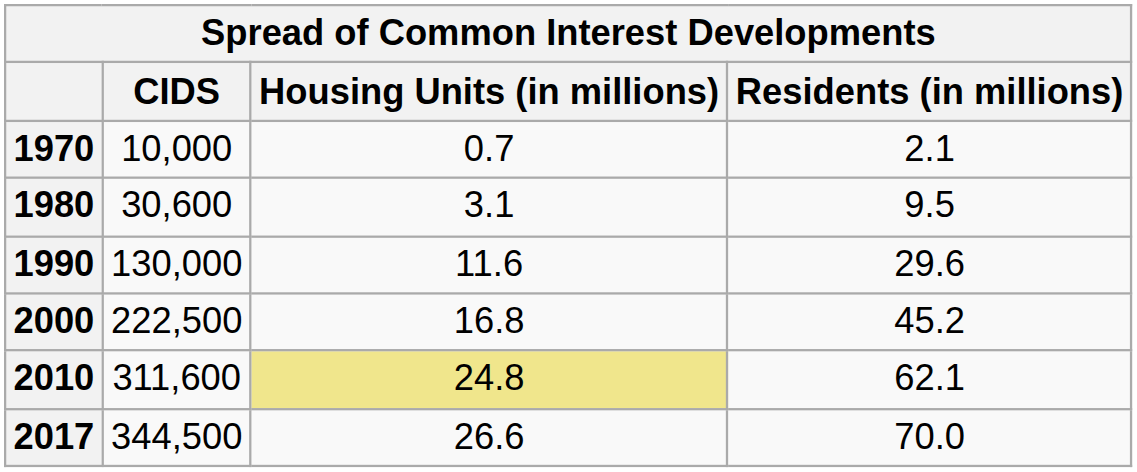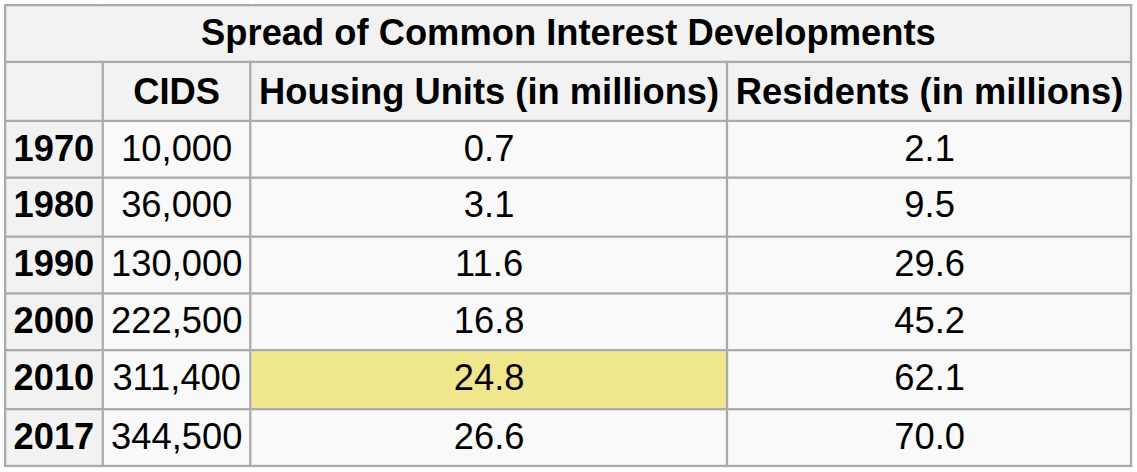(177, 206) 30,600 -> (177, 206) 36,000
(177, 378) 311,600 -> (177, 378) 311,400
